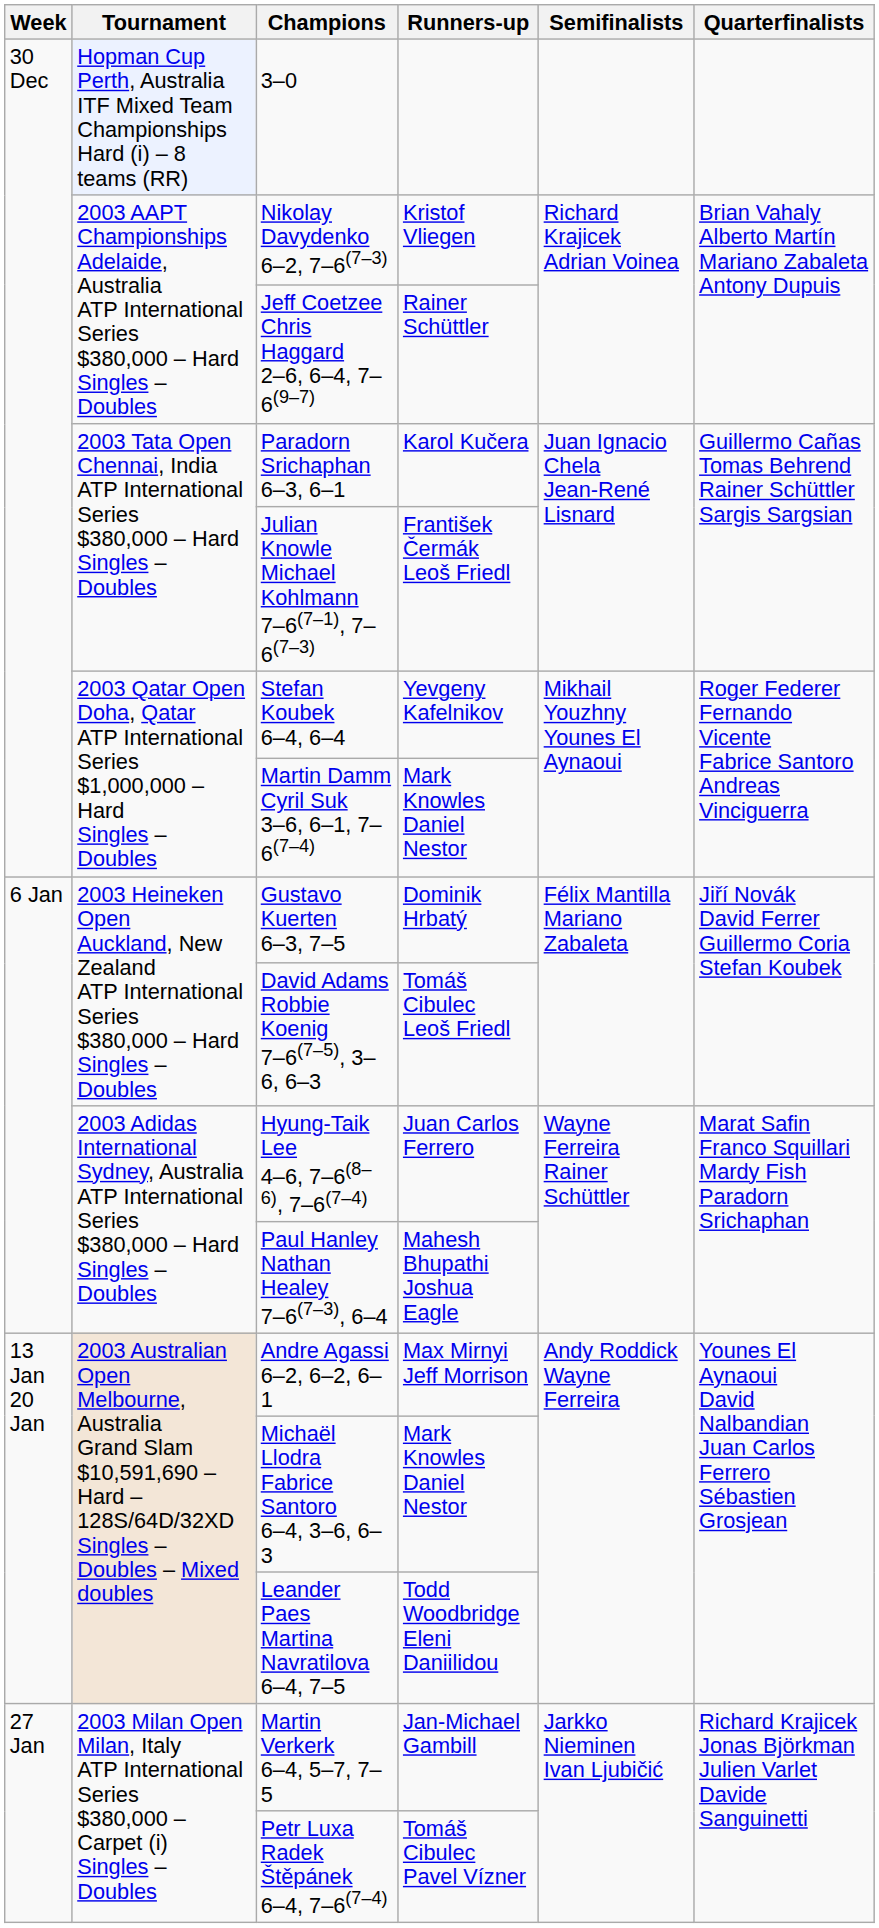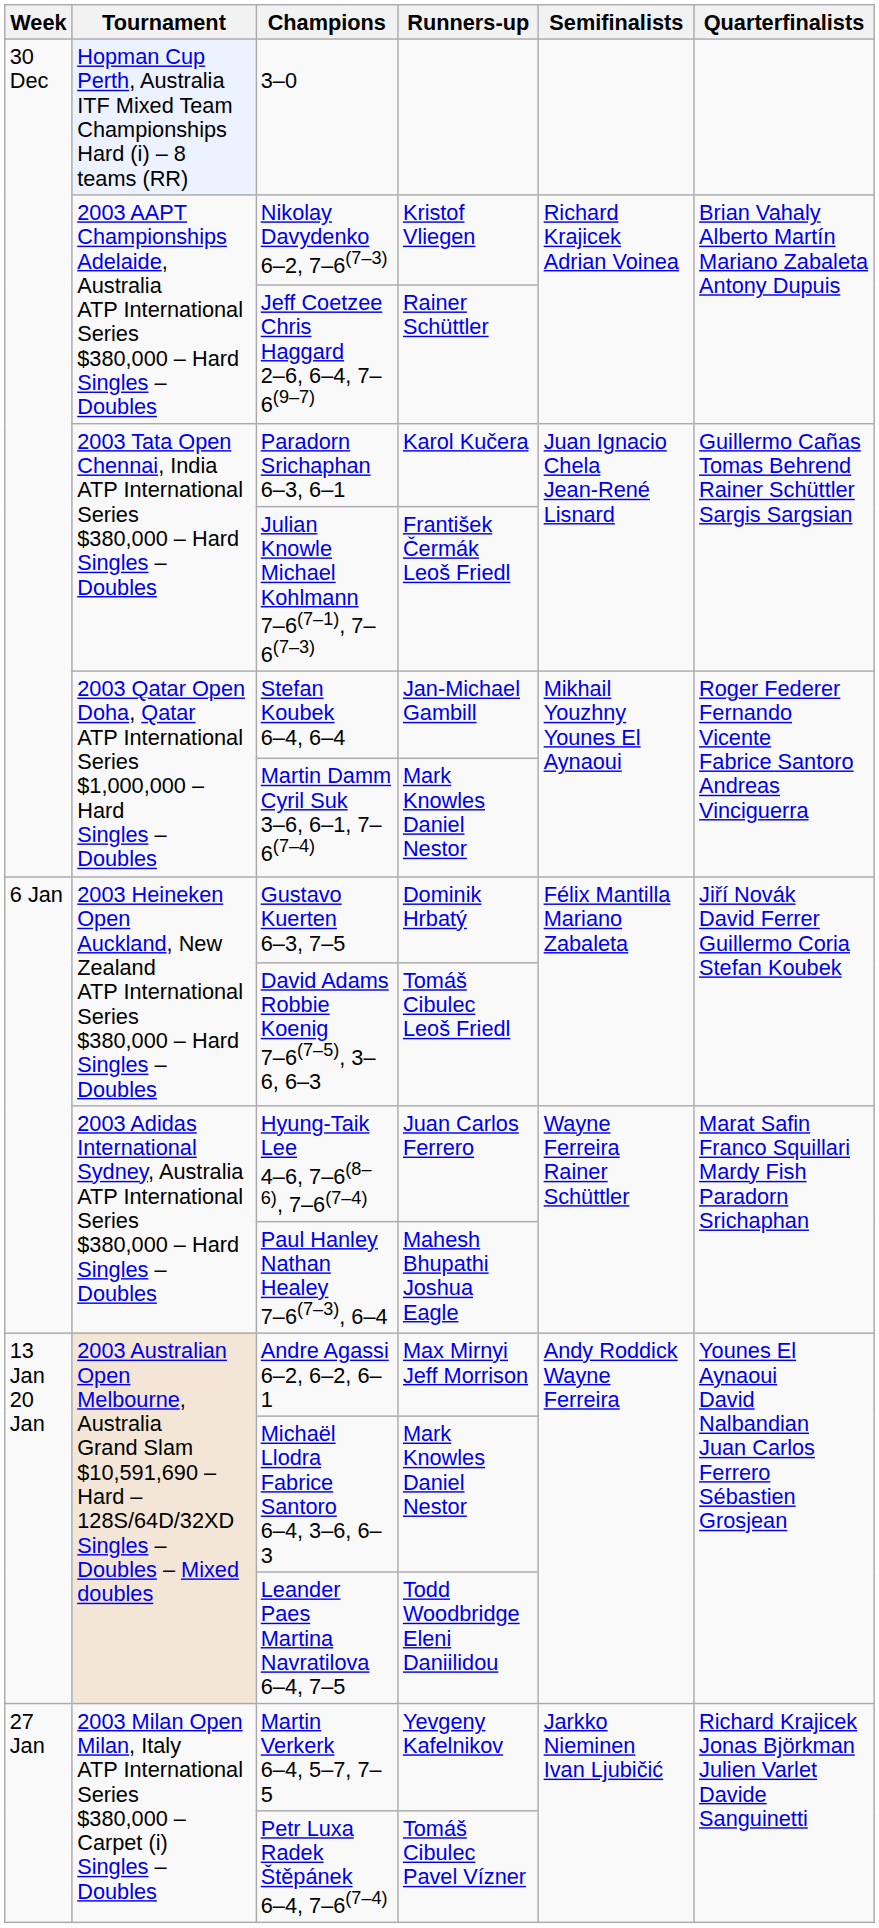(453, 701) Yevgeny Kafelnikov -> (461, 701) Jan-Michael Gambill
(461, 1733) Jan-Michael Gambill -> (453, 1733) Yevgeny Kafelnikov
